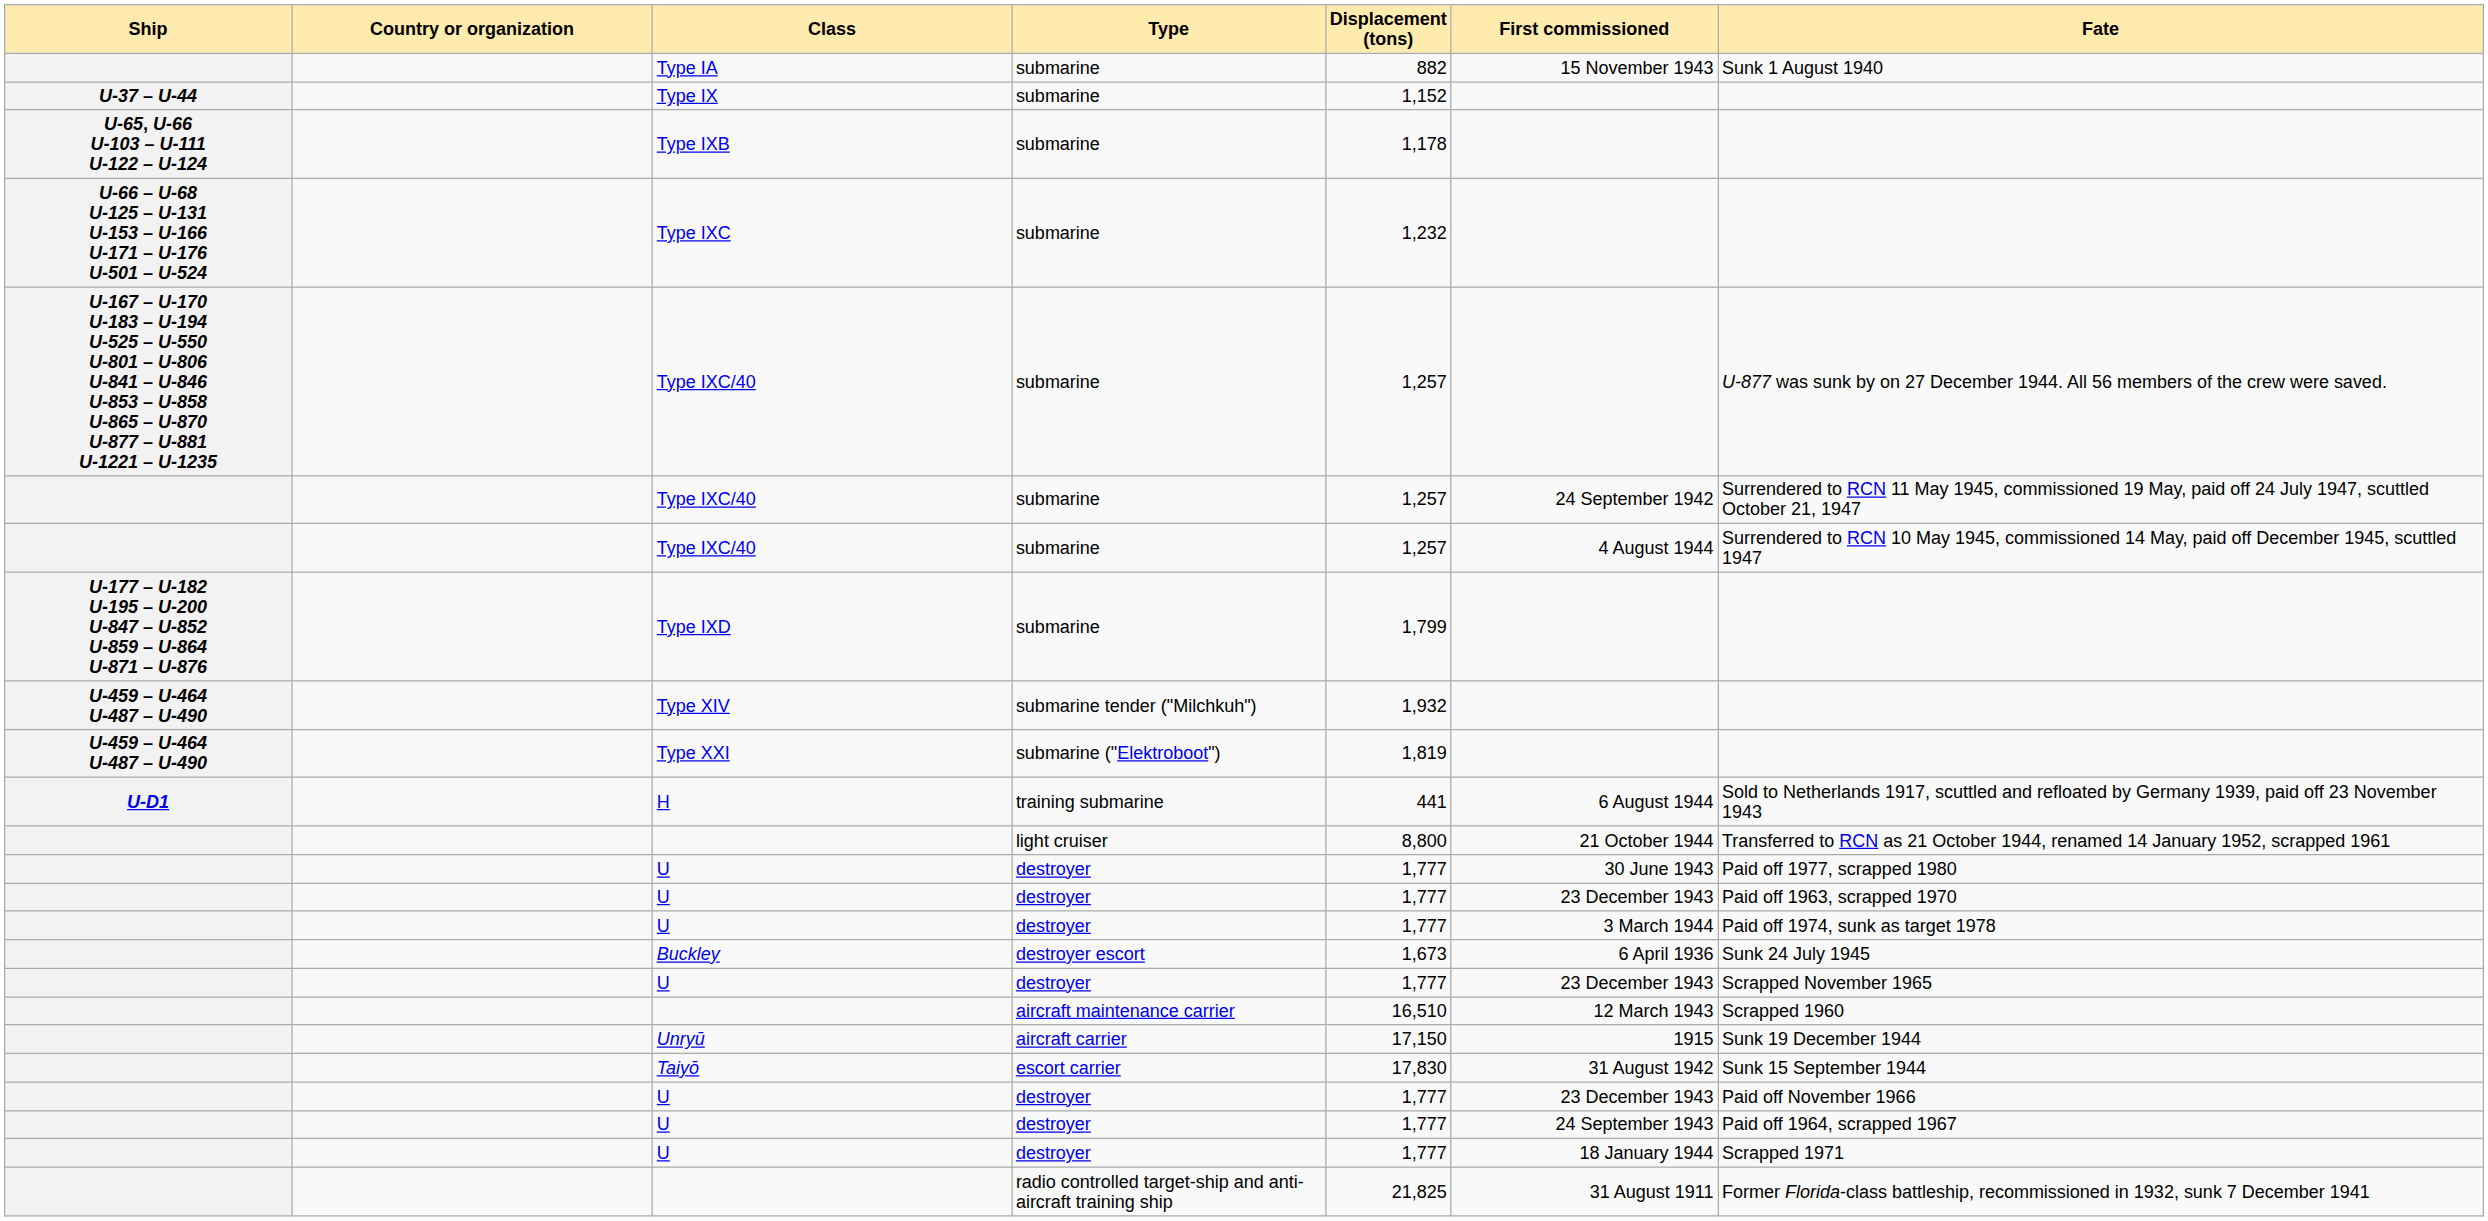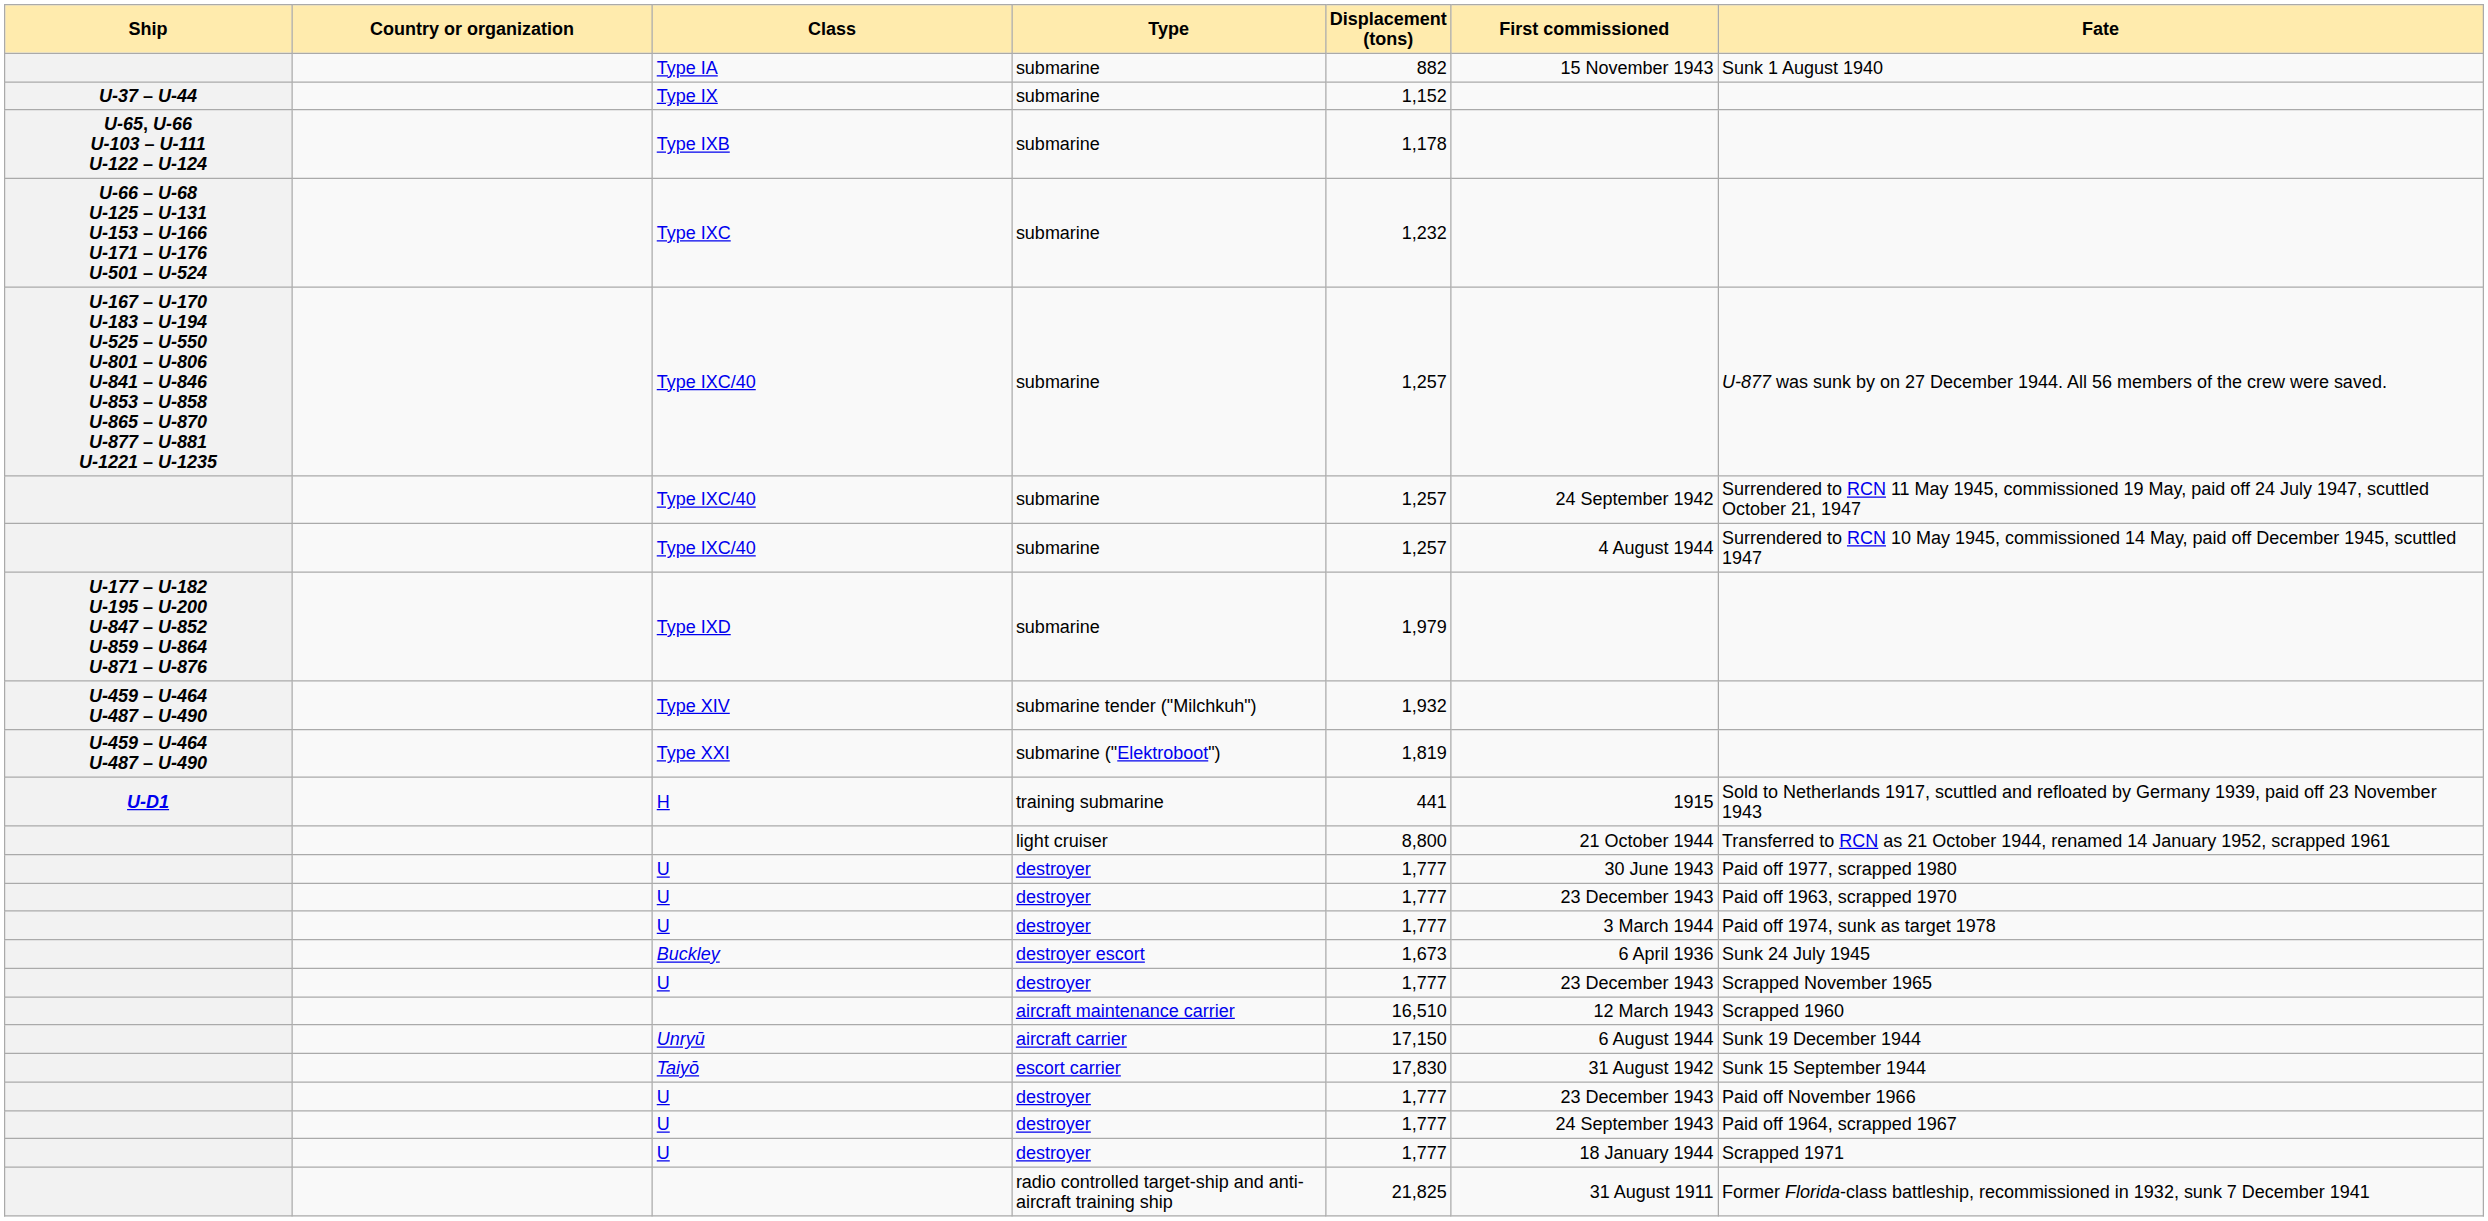(1424, 627) 1,799 -> (1424, 627) 1,979
(1656, 802) 6 August 1944 -> (1694, 802) 1915
(1694, 1040) 1915 -> (1656, 1040) 6 August 1944
